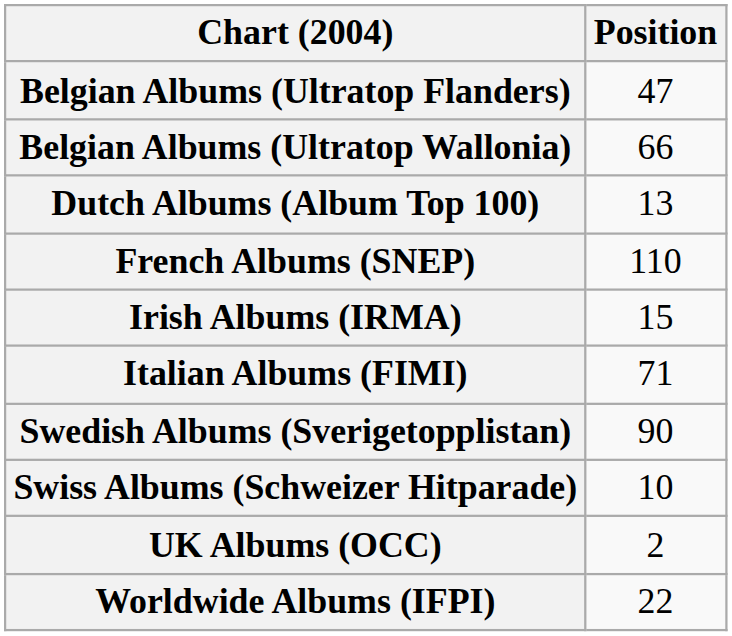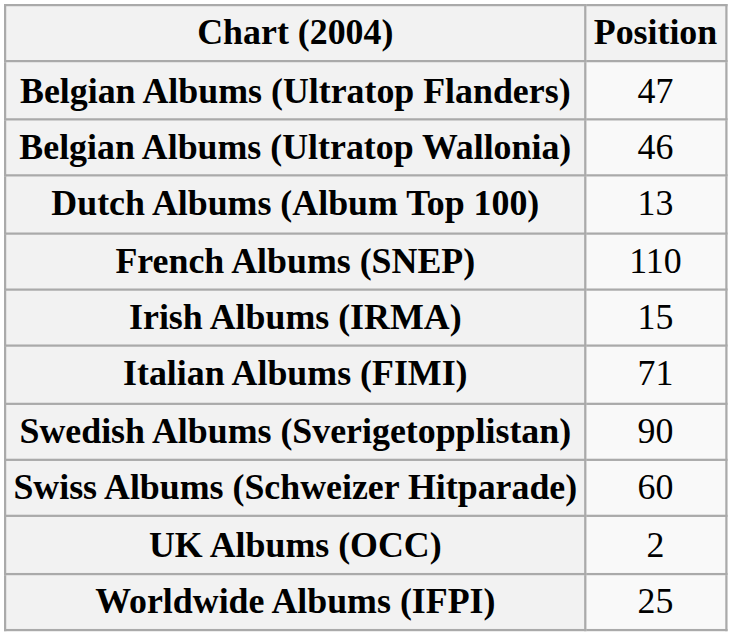(655, 146) 66 -> (655, 146) 46
(655, 487) 10 -> (655, 487) 60
(655, 601) 22 -> (655, 601) 25
